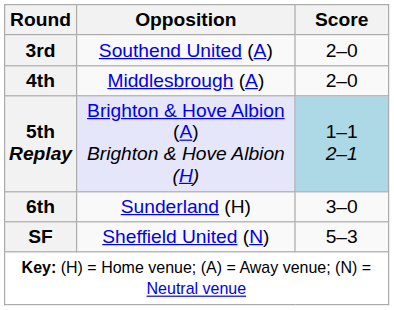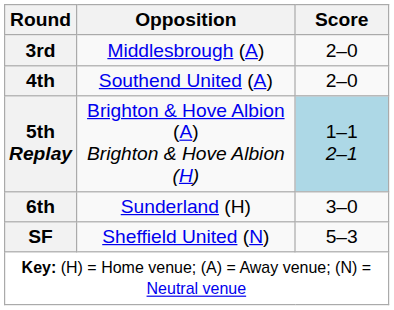(186, 50) Southend United (A) -> (186, 50) Middlesbrough (A)
(186, 80) Middlesbrough (A) -> (186, 80) Southend United (A)
(186, 143) lavender background -> (186, 143) no background
